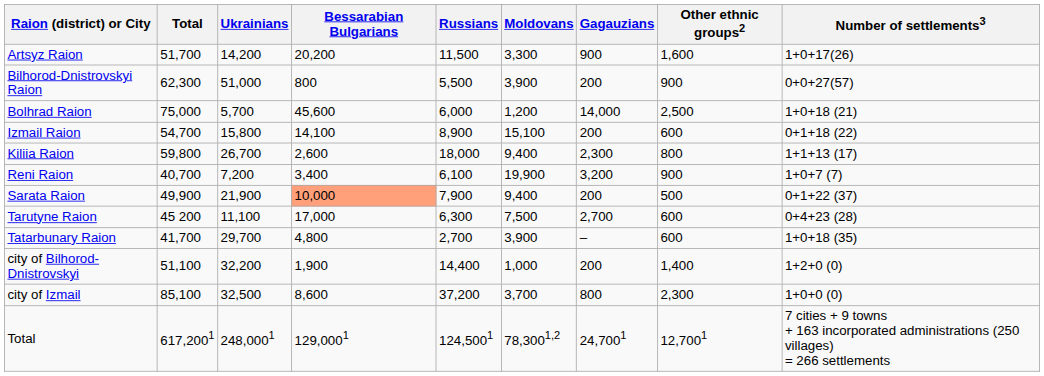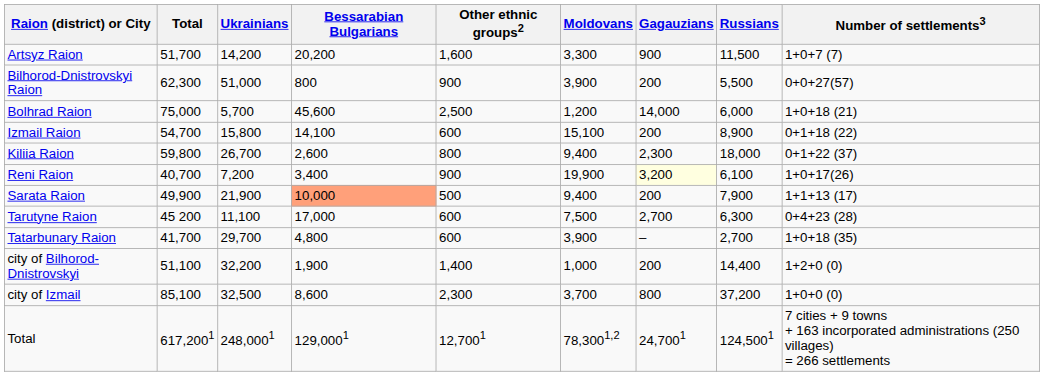columns swapped: (469, 24) <-> (720, 24)
(819, 54) 1+0+17(26) -> (814, 54) 1+0+7 (7)
(821, 153) 1+1+13 (17) -> (821, 153) 0+1+22 (37)
(596, 174) no background -> (656, 174) lightyellow background
(814, 174) 1+0+7 (7) -> (819, 174) 1+0+17(26)
(821, 195) 0+1+22 (37) -> (821, 195) 1+1+13 (17)
